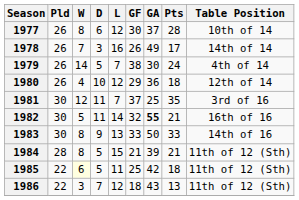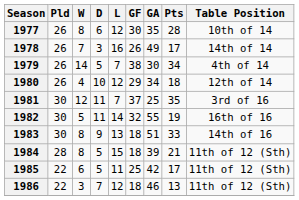(153, 30) 37 -> (153, 30) 35
(174, 65) 24 -> (174, 65) 34
(153, 83) 36 -> (153, 83) 34
(153, 117) bold -> (153, 117) normal
(174, 117) 21 -> (174, 117) 19
(135, 135) 33 -> (135, 135) 18
(153, 135) 50 -> (153, 135) 51
(135, 152) 21 -> (135, 152) 18
(81, 169) lightyellow background -> (81, 169) no background
(174, 169) 18 -> (174, 169) 17
(153, 187) 43 -> (153, 187) 46
